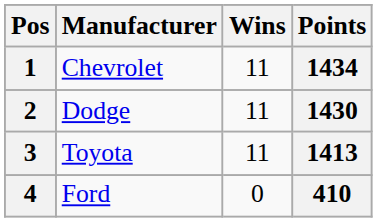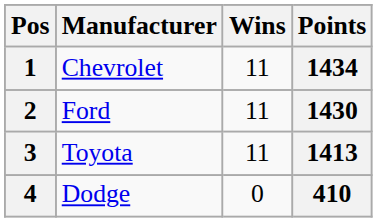(96, 110) Dodge -> (86, 110) Ford
(86, 194) Ford -> (96, 194) Dodge
